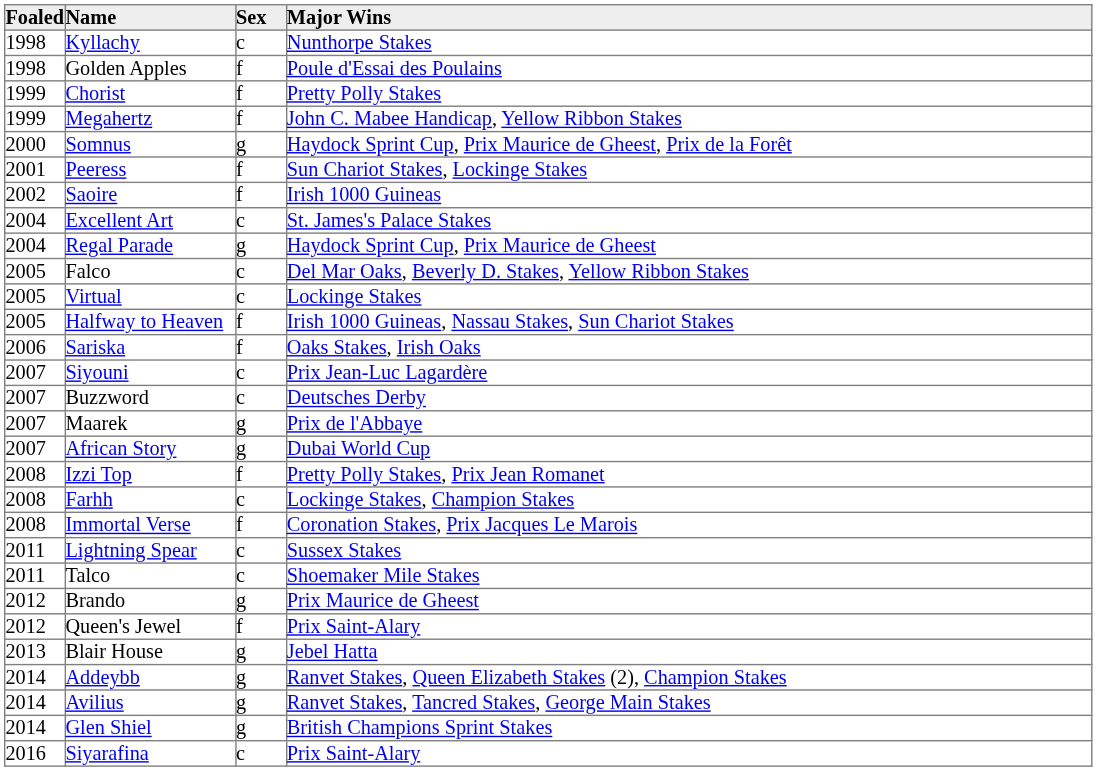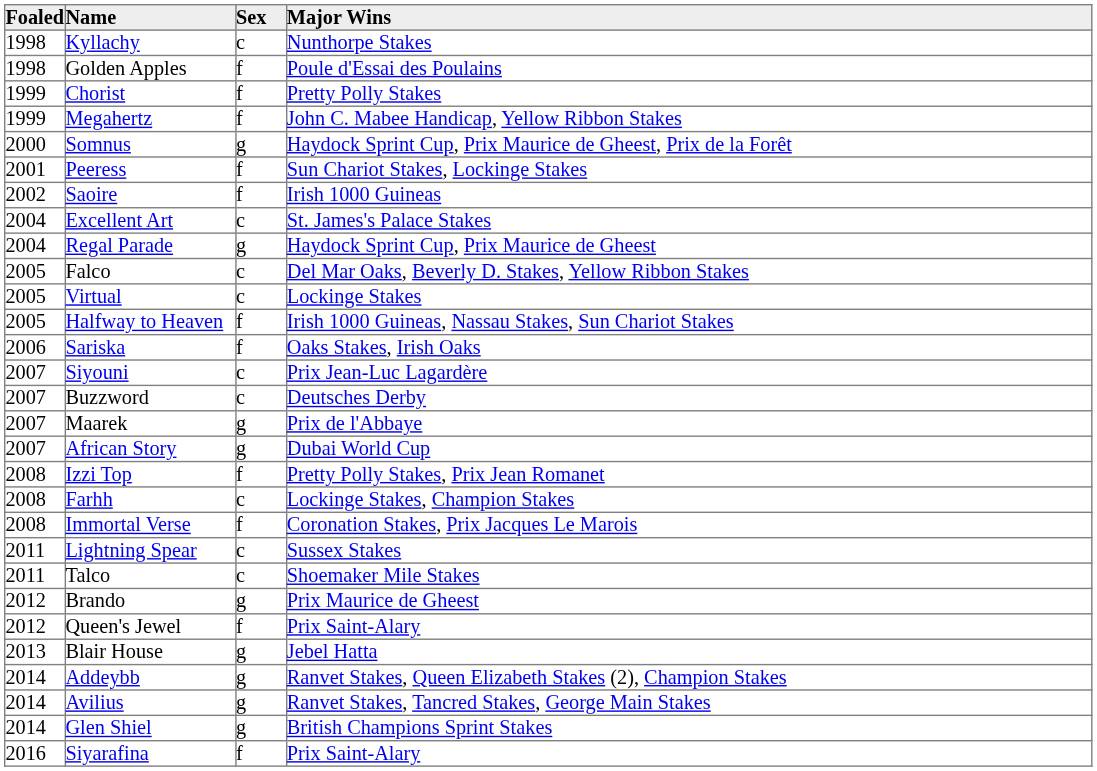(241, 753) c -> (239, 753) f
